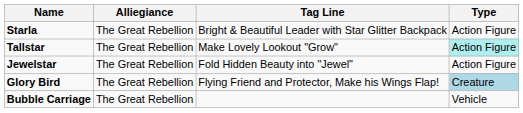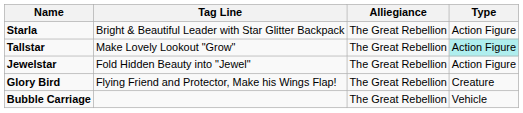columns swapped: (323, 13) <-> (145, 13)
(473, 82) lightblue background -> (473, 82) no background
